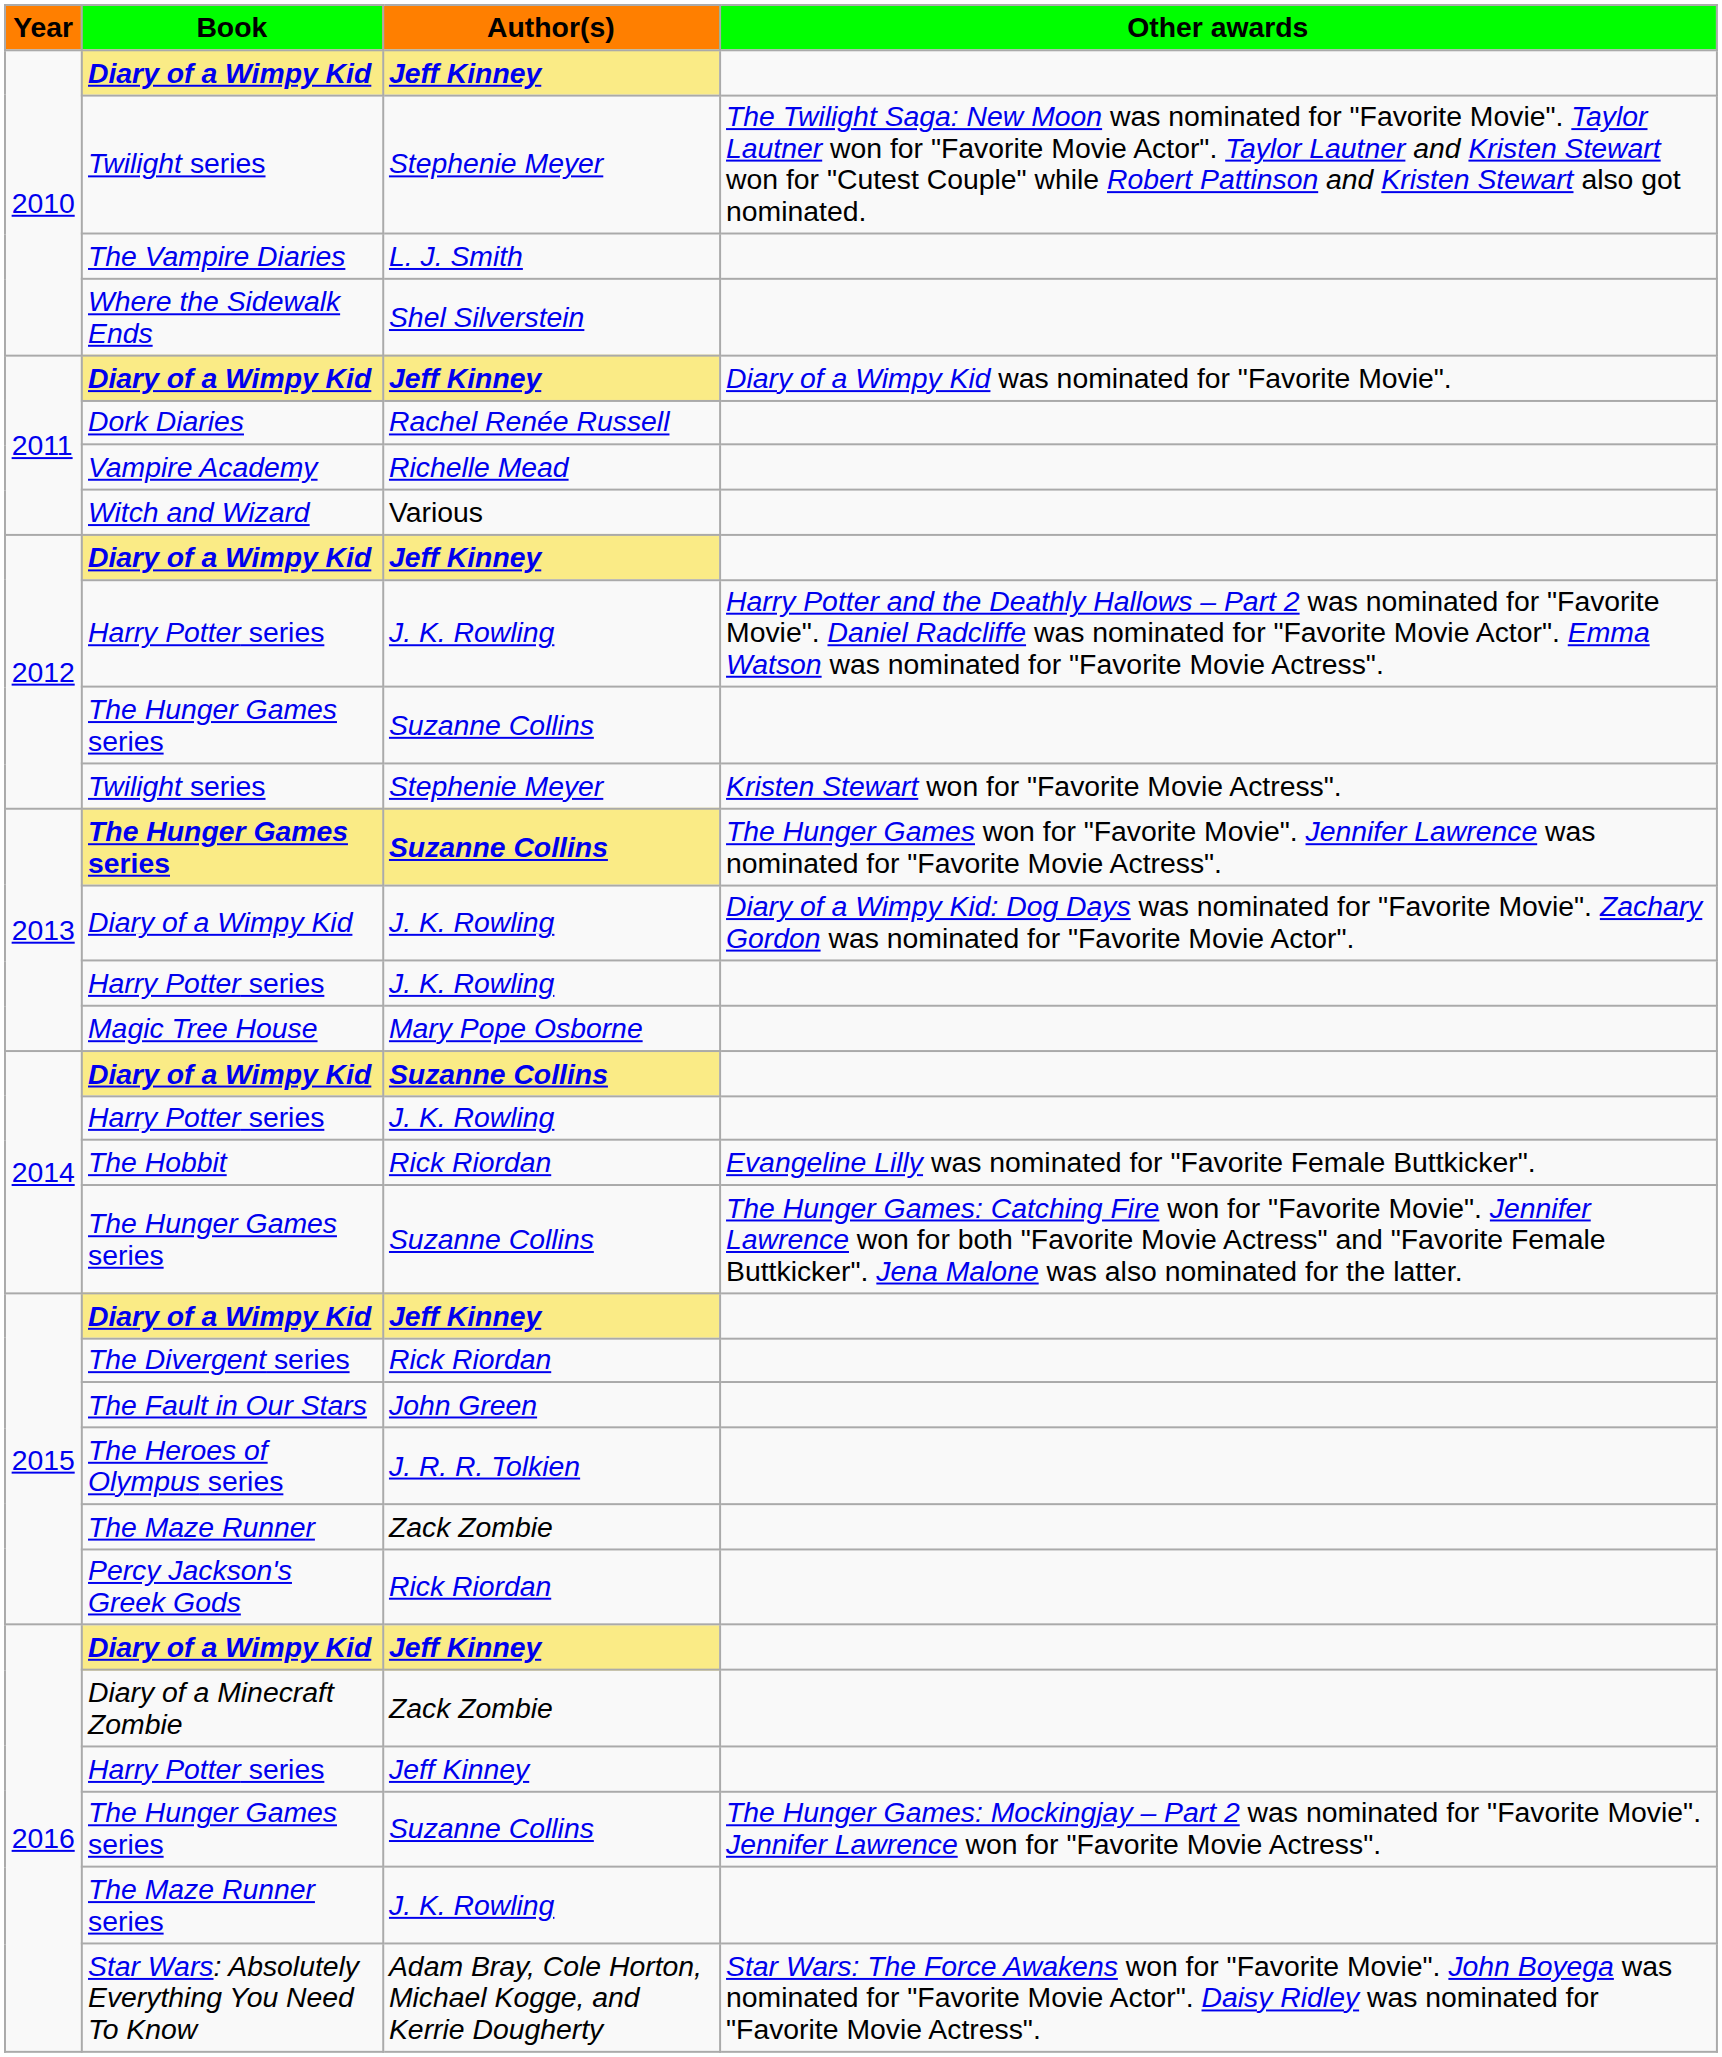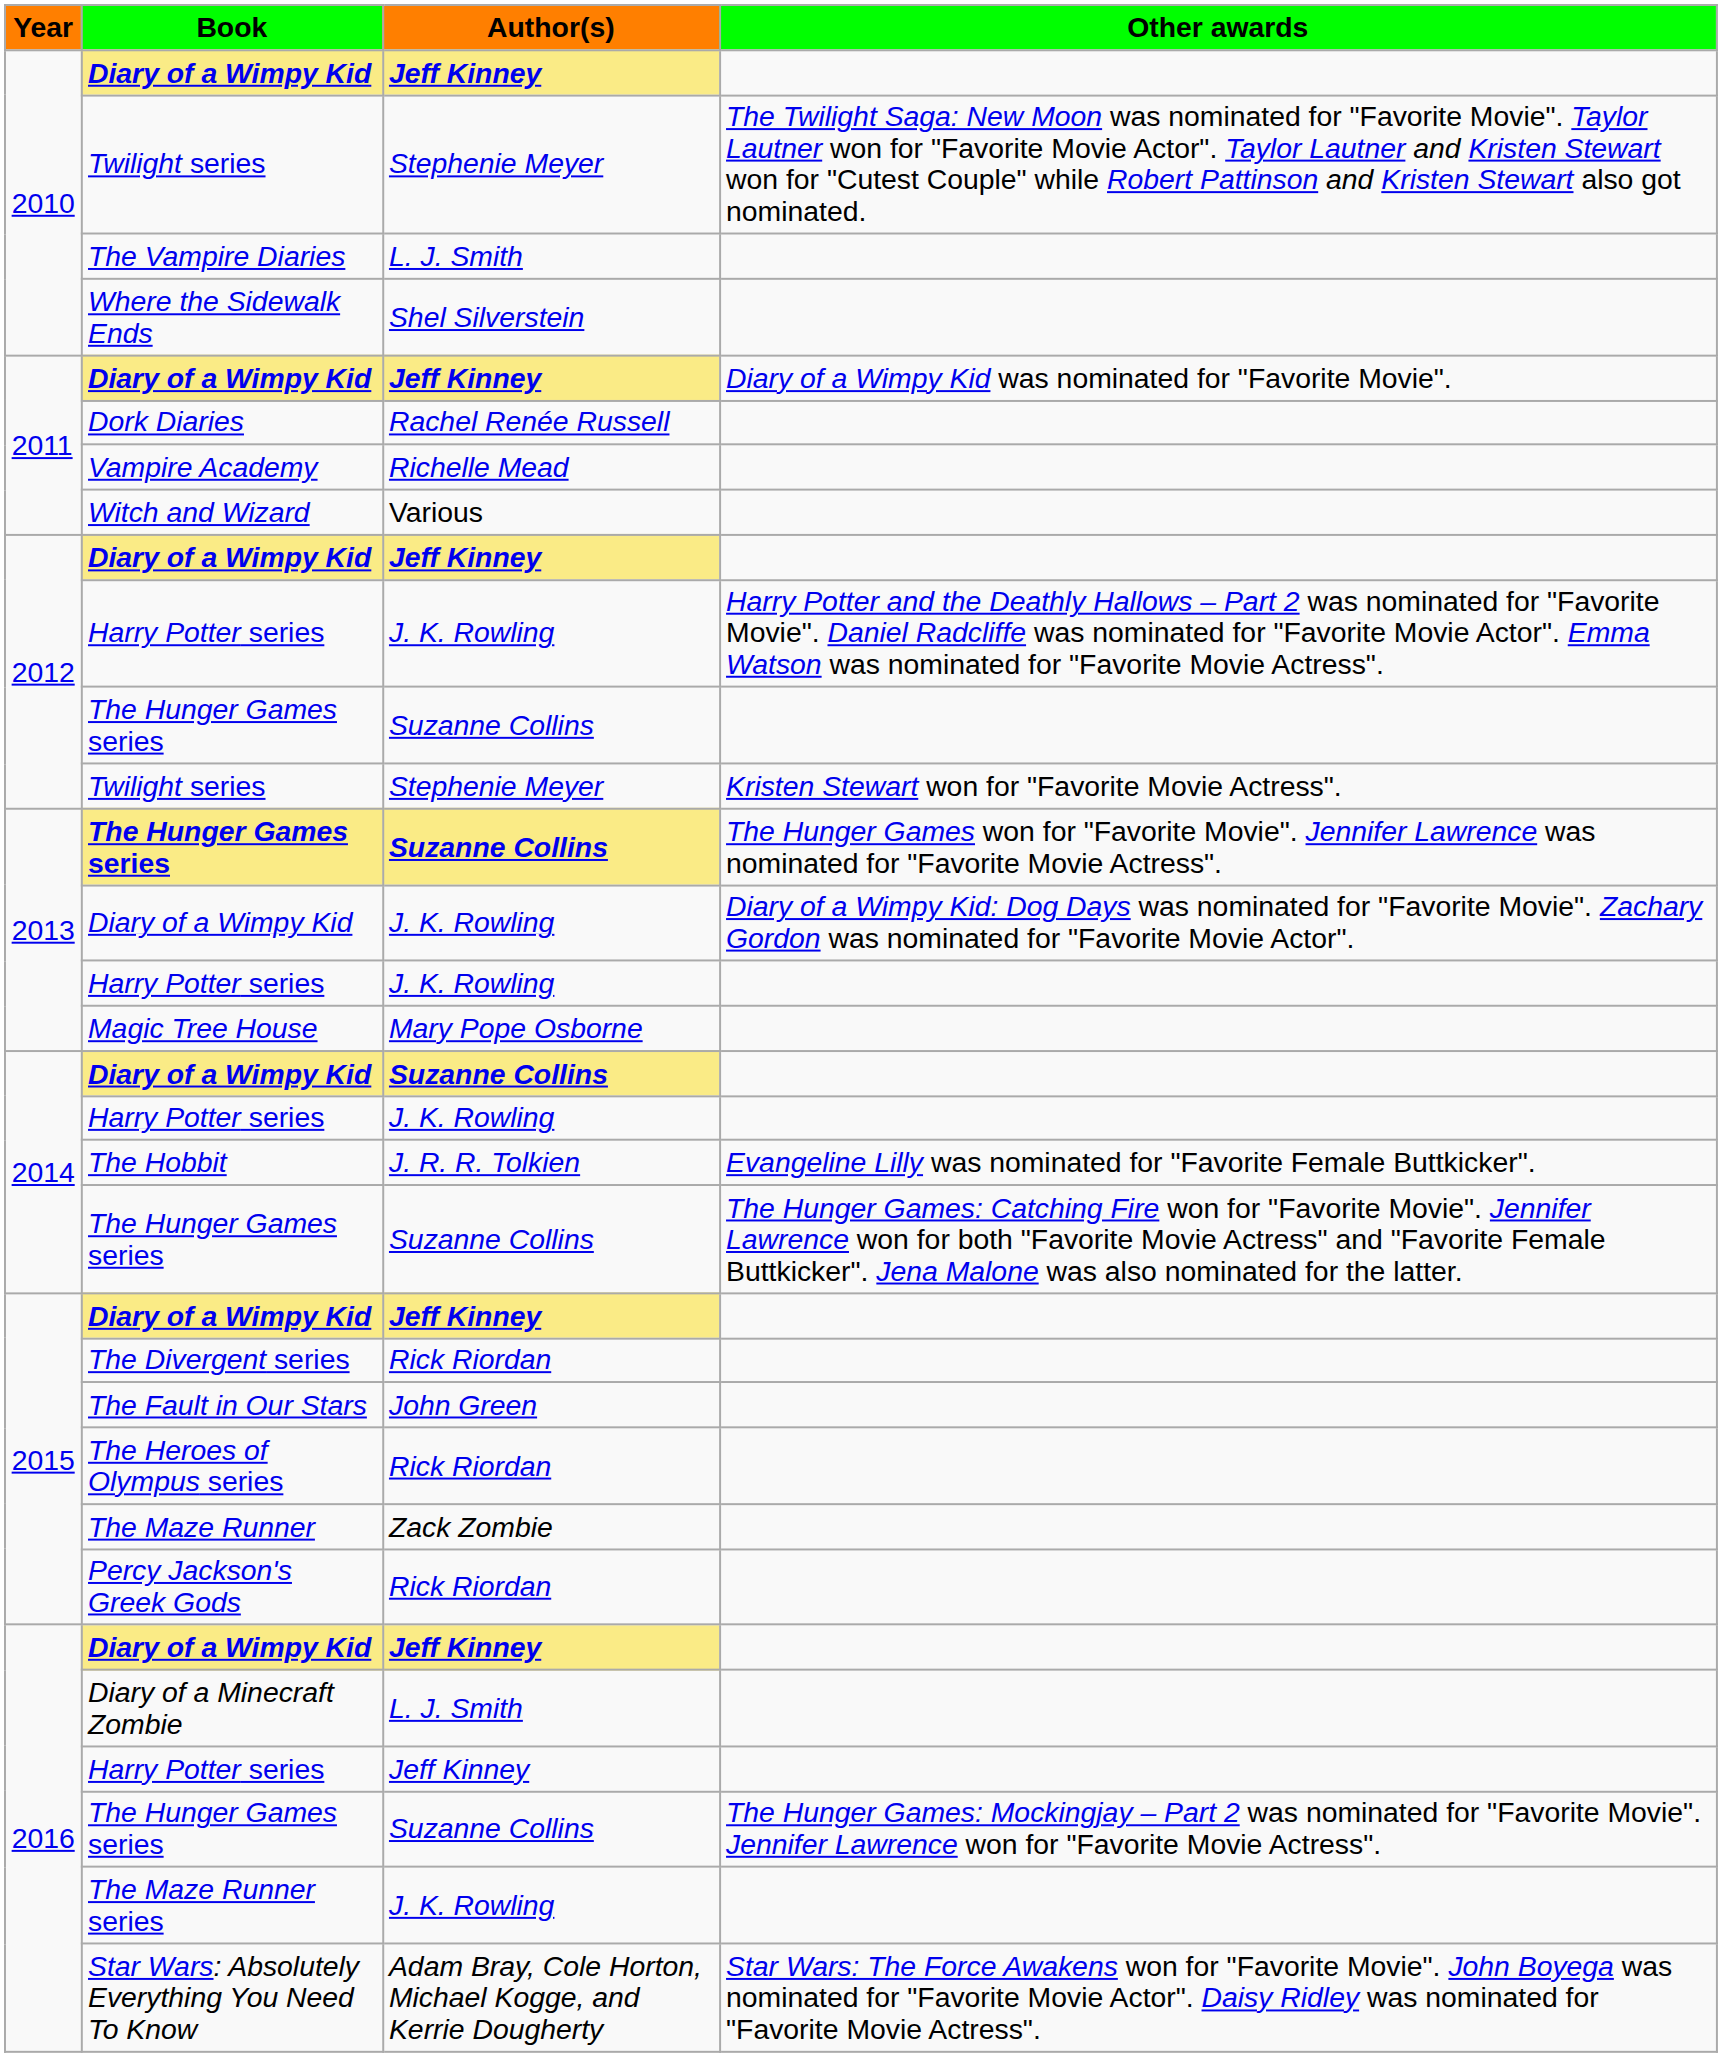(470, 1163) Rick Riordan -> (485, 1163) J. R. R. Tolkien
(485, 1466) J. R. R. Tolkien -> (470, 1466) Rick Riordan
(471, 1708) Zack Zombie -> (456, 1708) L. J. Smith
